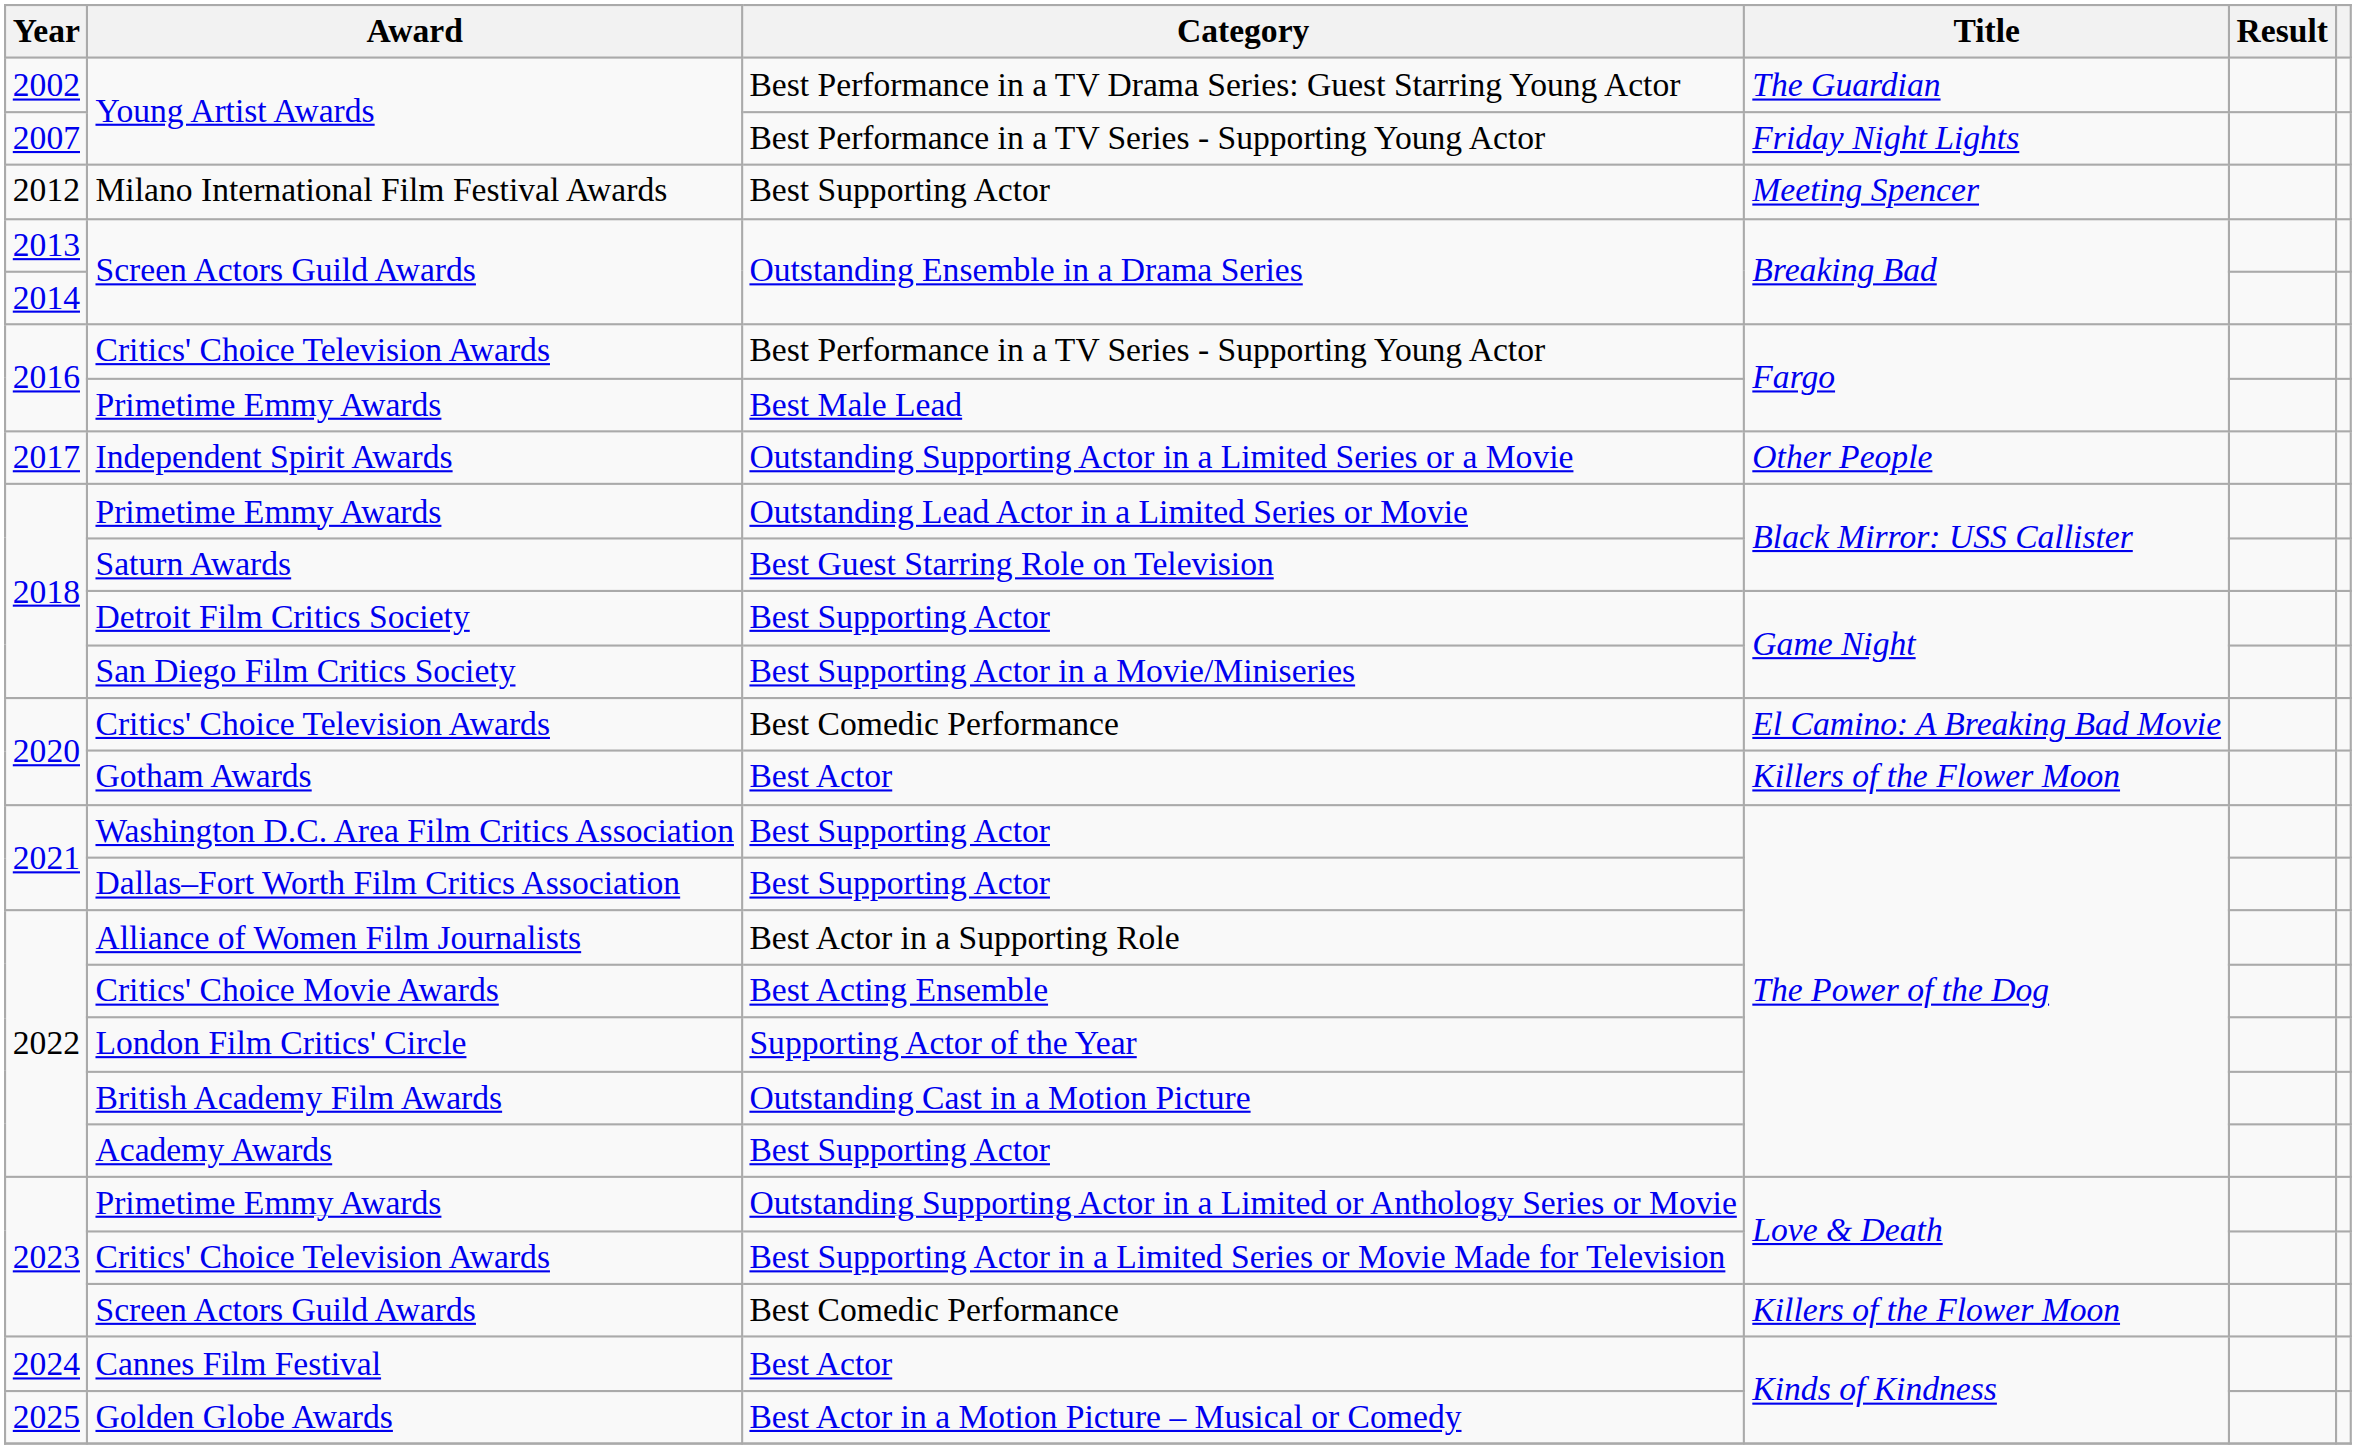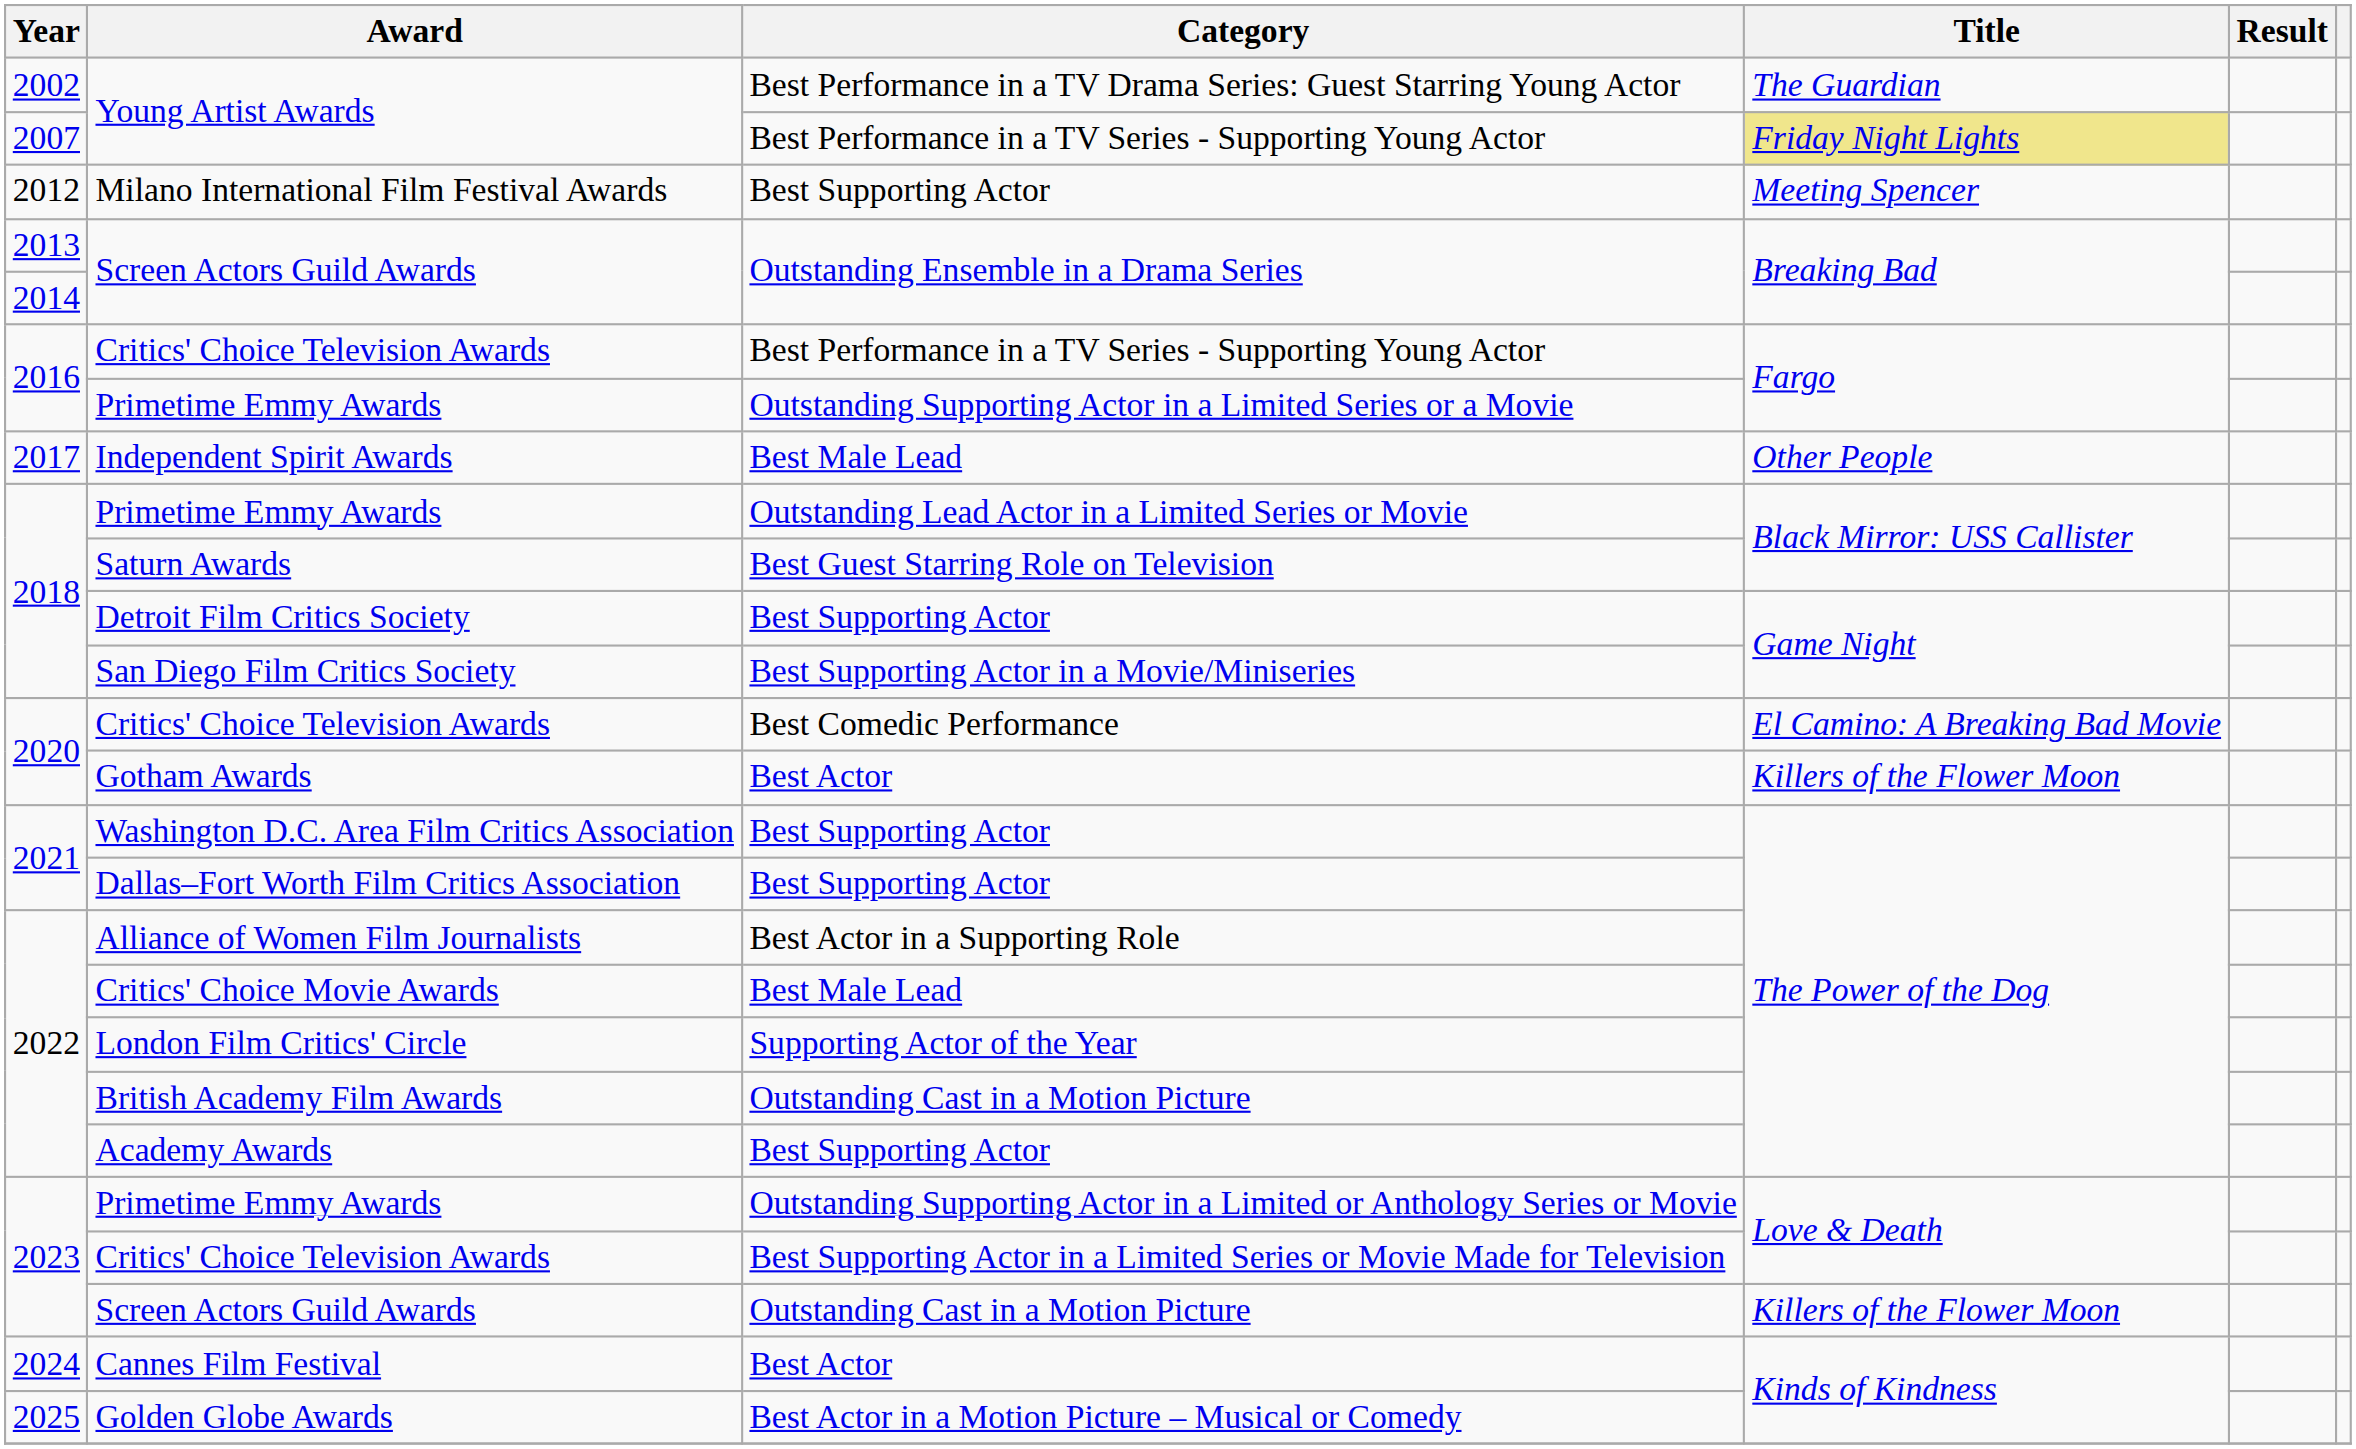(1886, 137) no background -> (1886, 137) khaki background
(856, 404) Best Male Lead -> (1161, 404) Outstanding Supporting Actor in a Limited Series or a Movie
(1161, 457) Outstanding Supporting Actor in a Limited Series or a Movie -> (856, 457) Best Male Lead
(899, 990) Best Acting Ensemble -> (856, 990) Best Male Lead
(934, 1310) Best Comedic Performance -> (1000, 1310) Outstanding Cast in a Motion Picture
